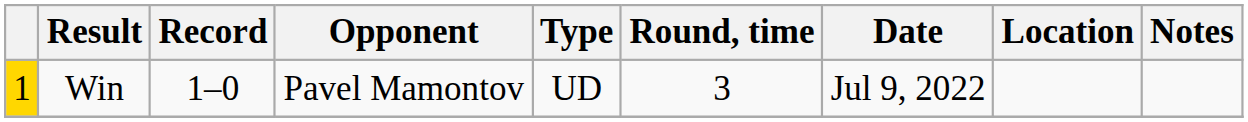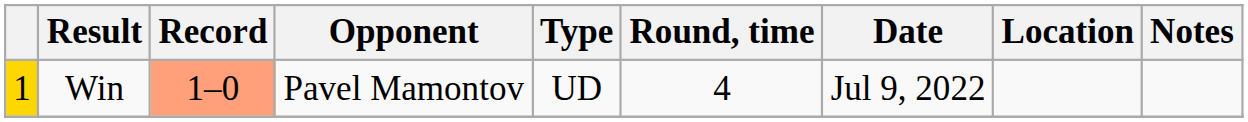(213, 87) no background -> (213, 87) lightsalmon background
(722, 87) 3 -> (722, 87) 4
